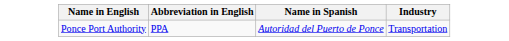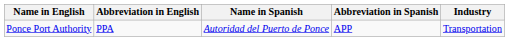+ column: (386, 12)
